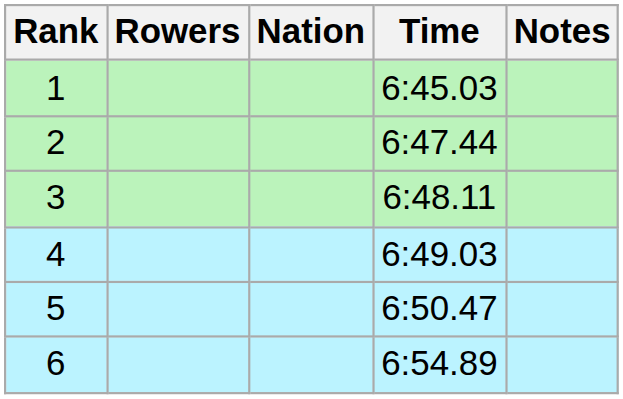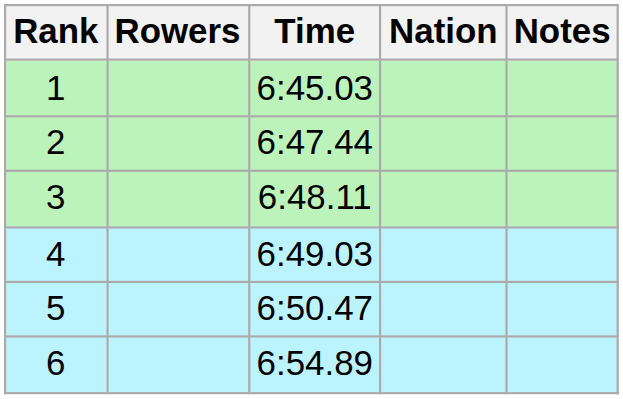columns swapped: (311, 32) <-> (439, 32)
